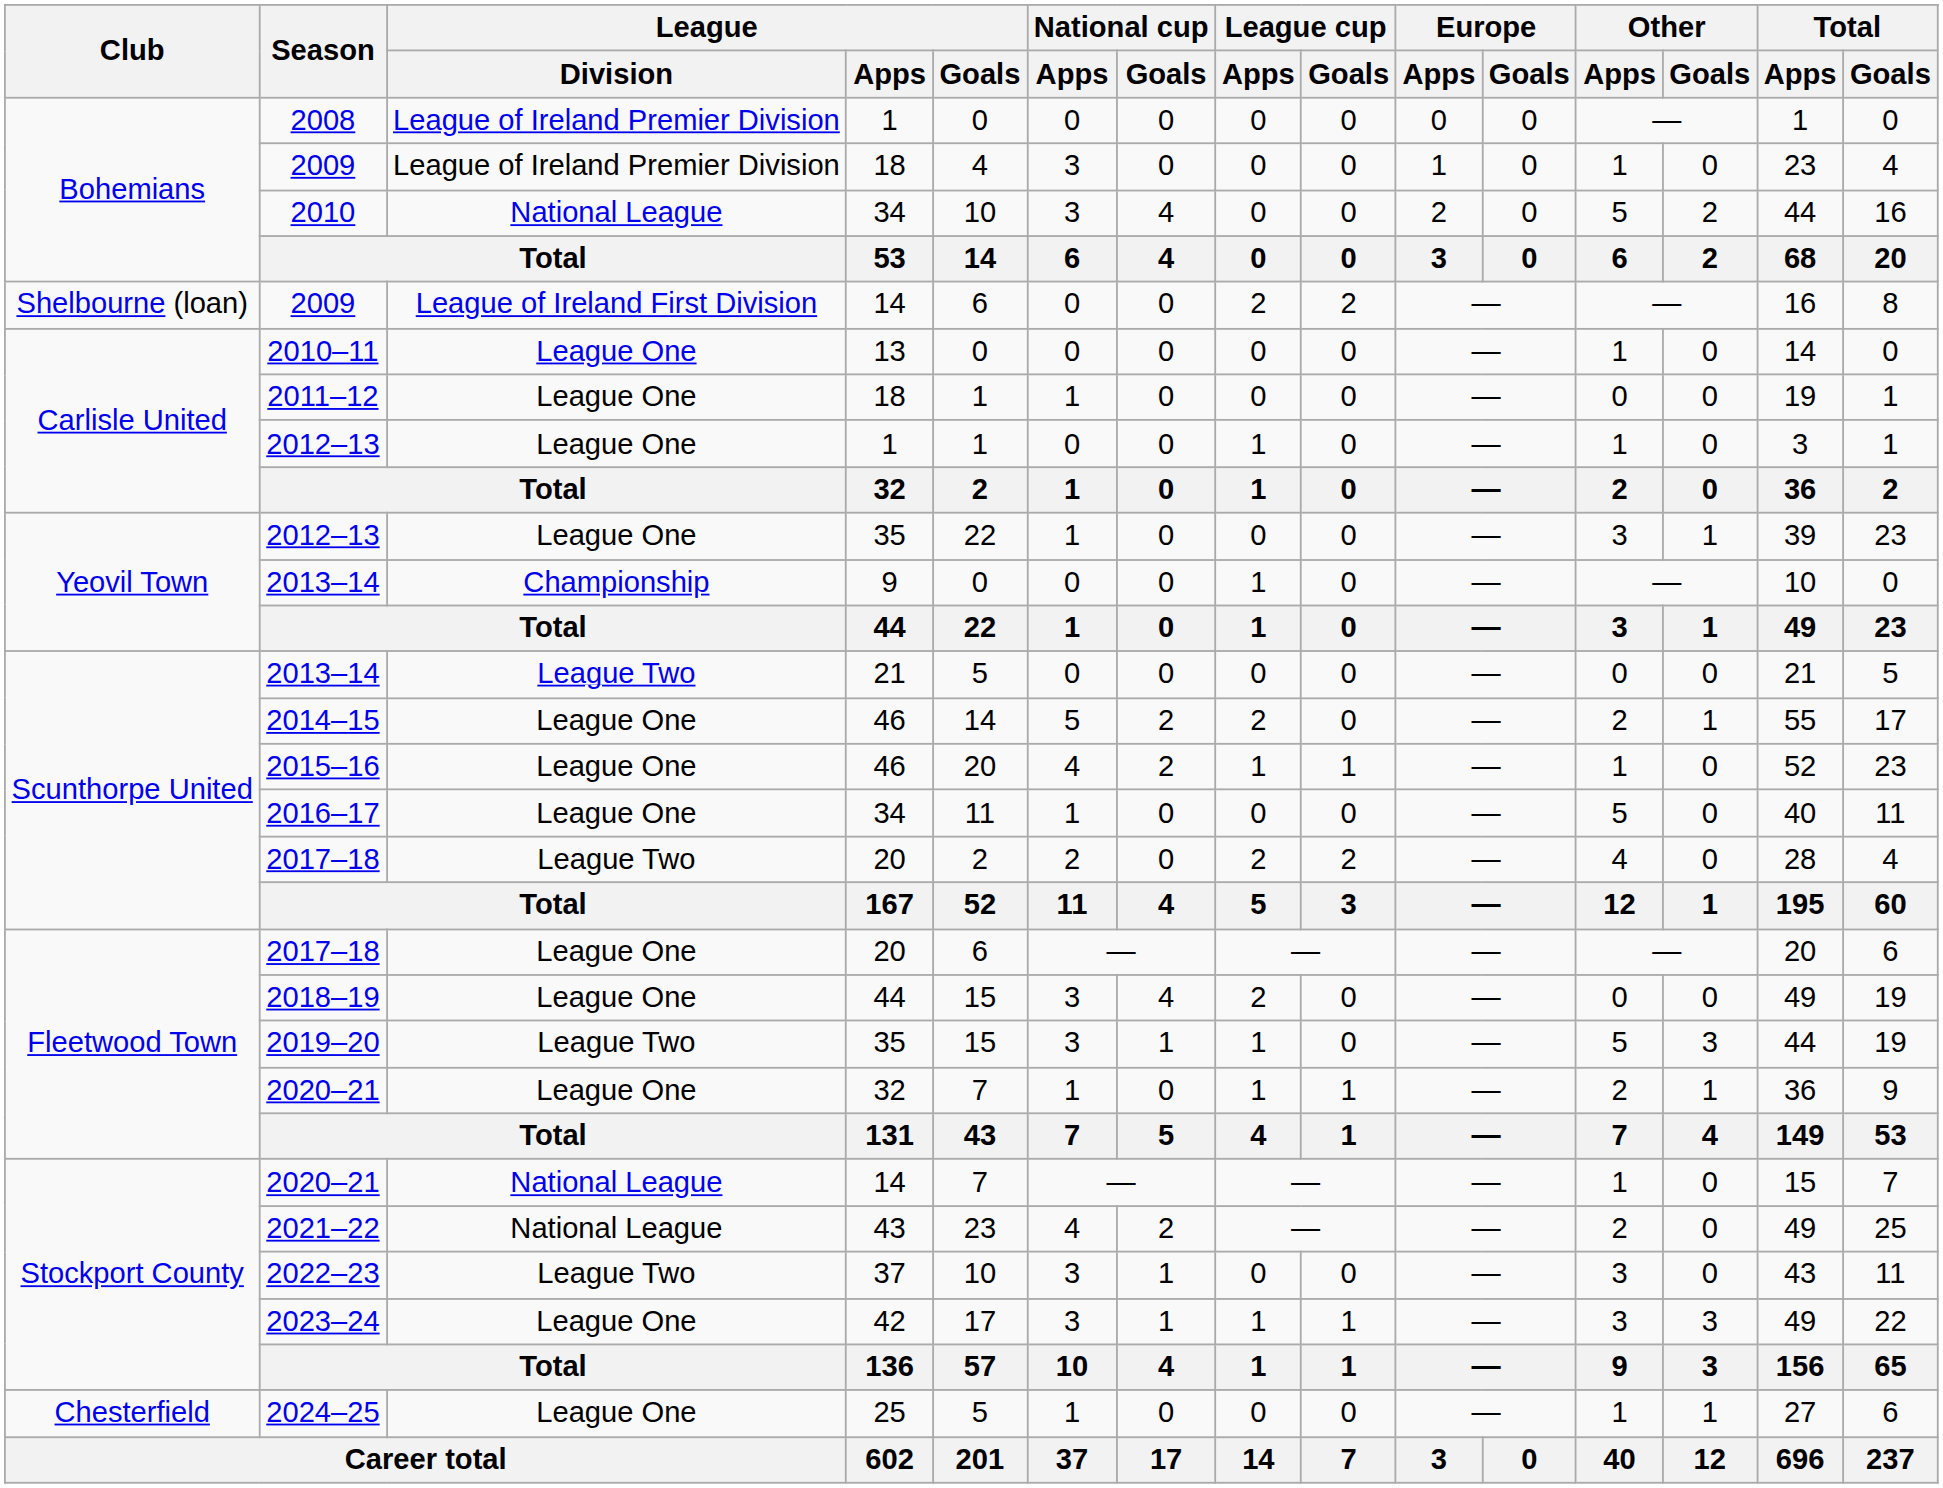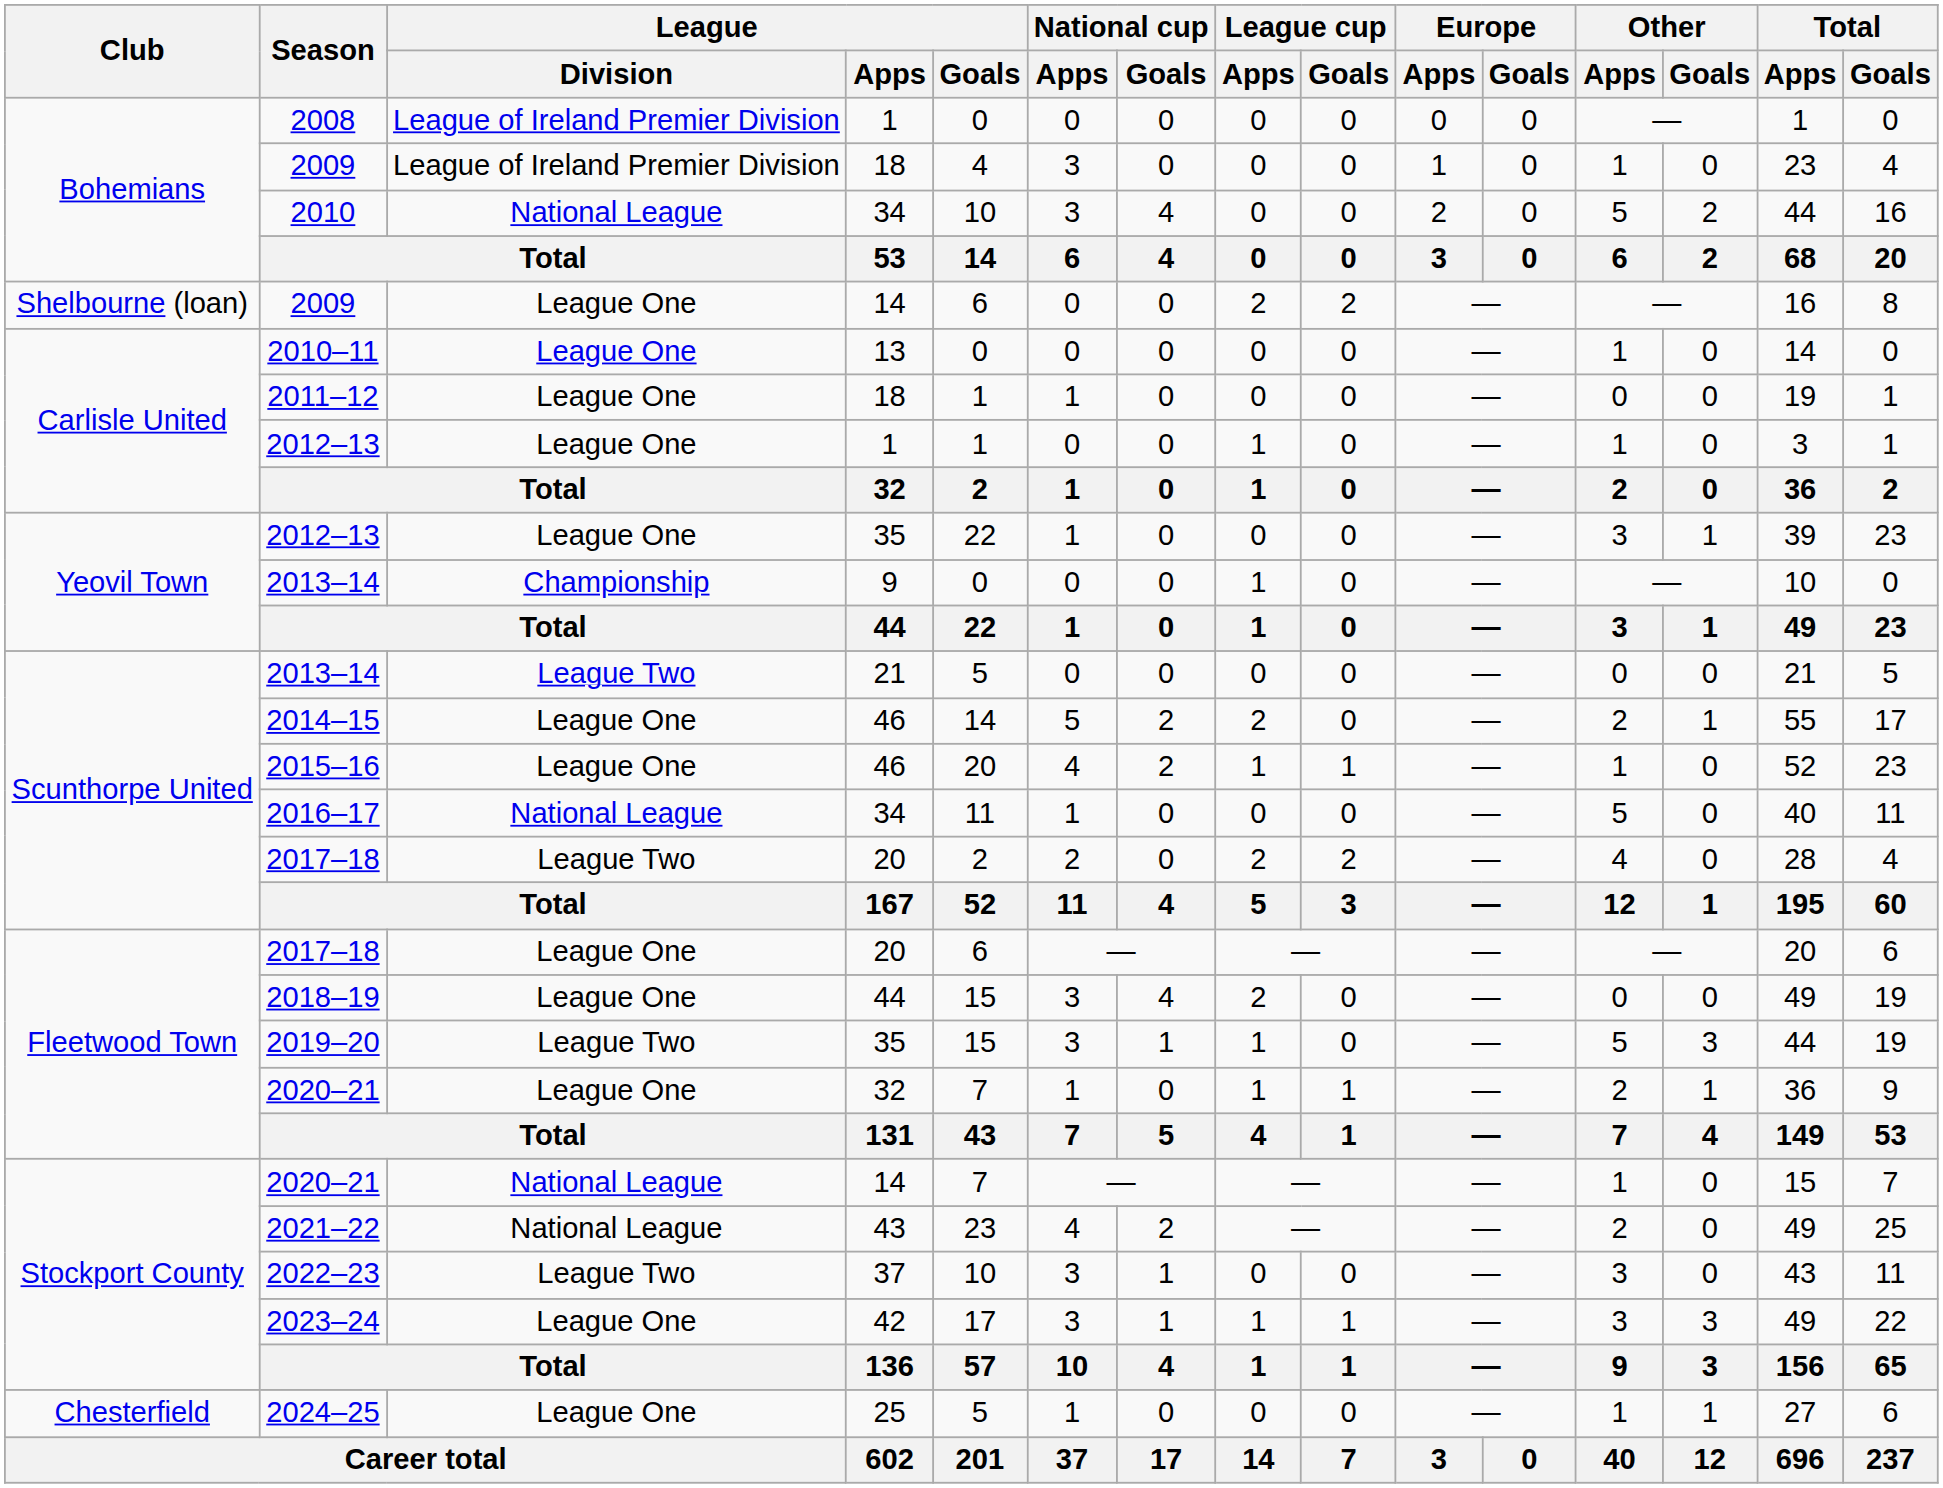(616, 304) League of Ireland First Division -> (616, 304) League One
(616, 812) League One -> (616, 812) National League
